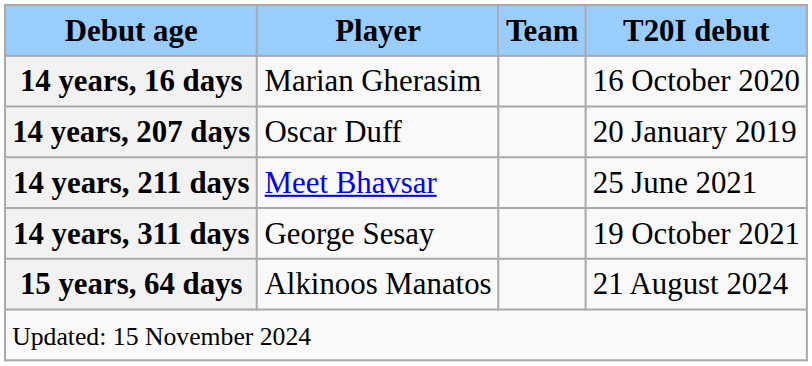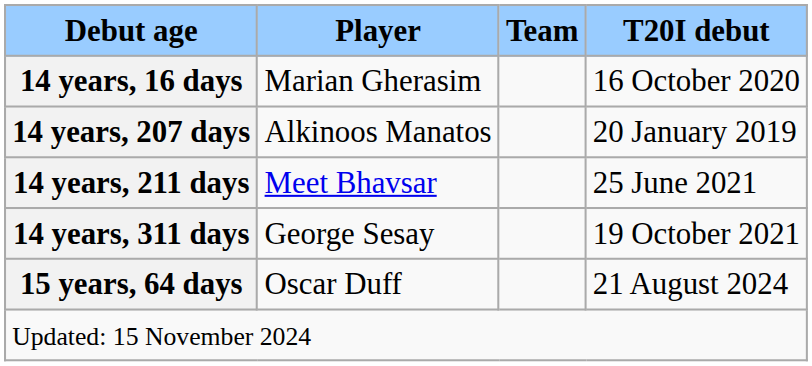(333, 131) Oscar Duff -> (378, 131) Alkinoos Manatos
(378, 284) Alkinoos Manatos -> (333, 284) Oscar Duff
